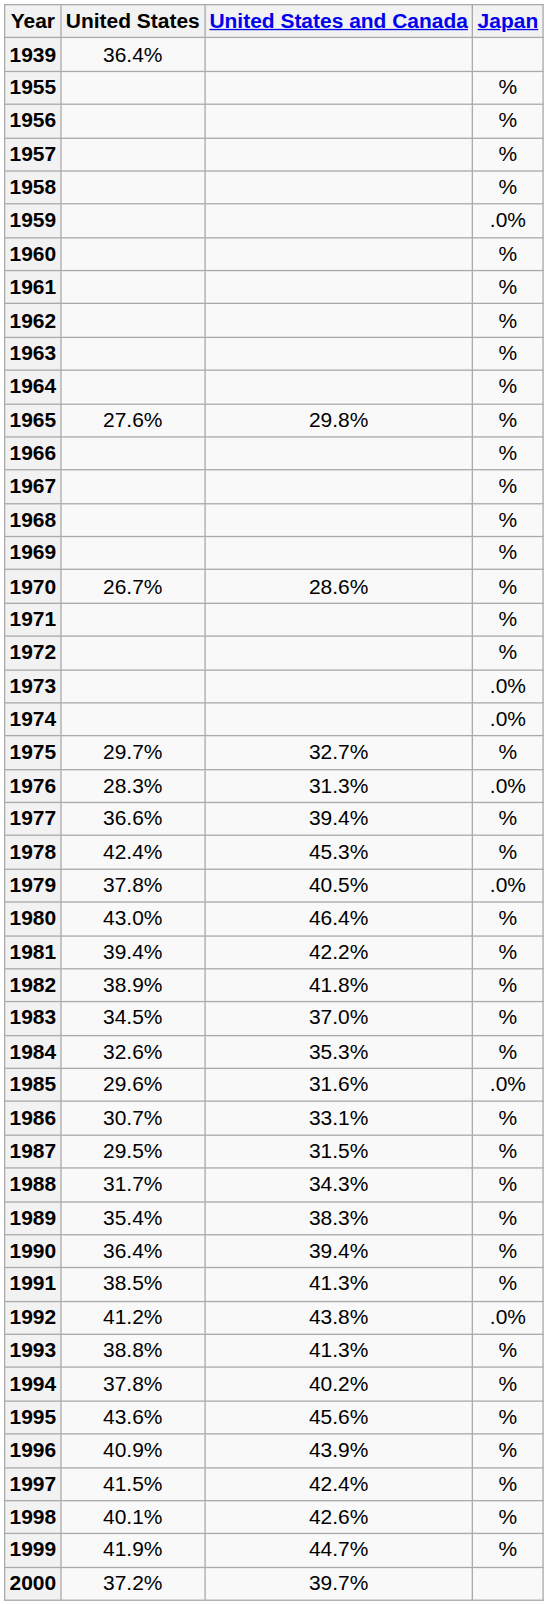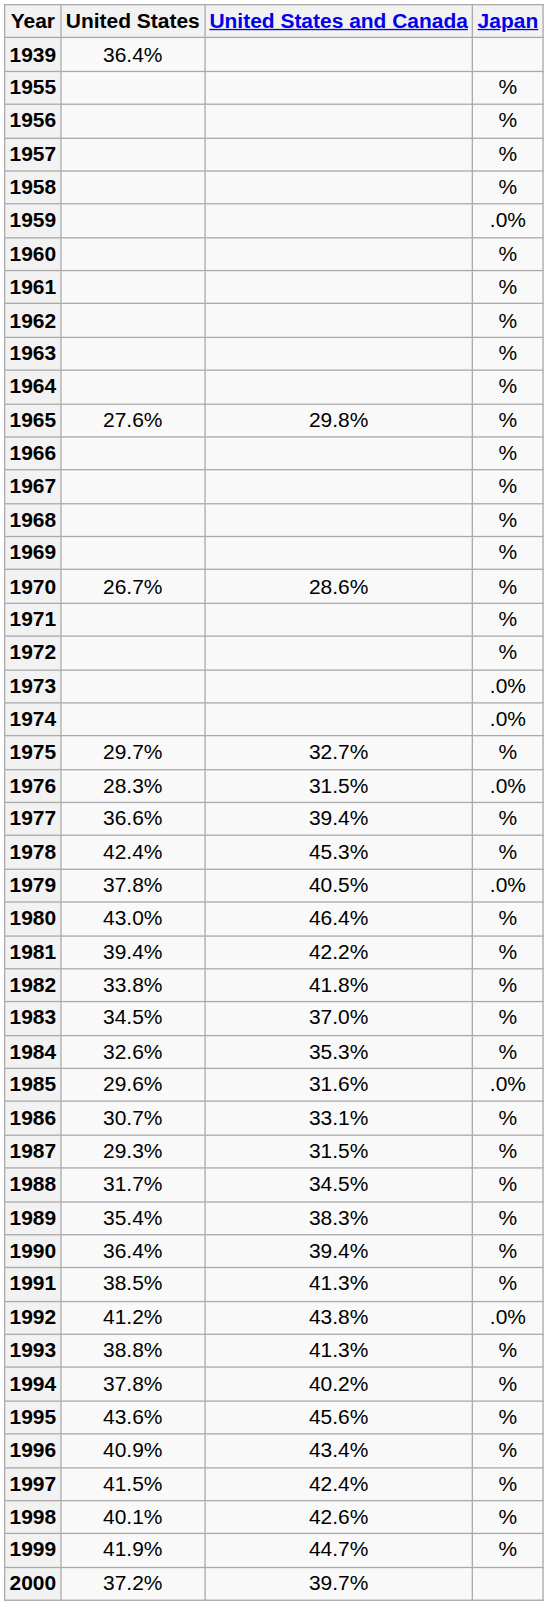(339, 785) 31.3% -> (339, 785) 31.5%
(133, 985) 38.9% -> (133, 985) 33.8%
(133, 1151) 29.5% -> (133, 1151) 29.3%
(339, 1184) 34.3% -> (339, 1184) 34.5%
(339, 1450) 43.9% -> (339, 1450) 43.4%
